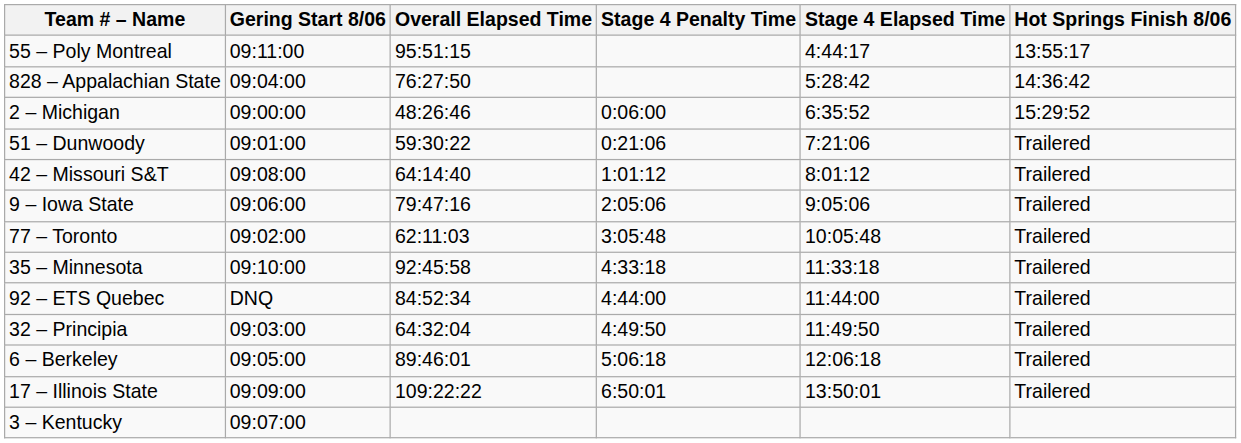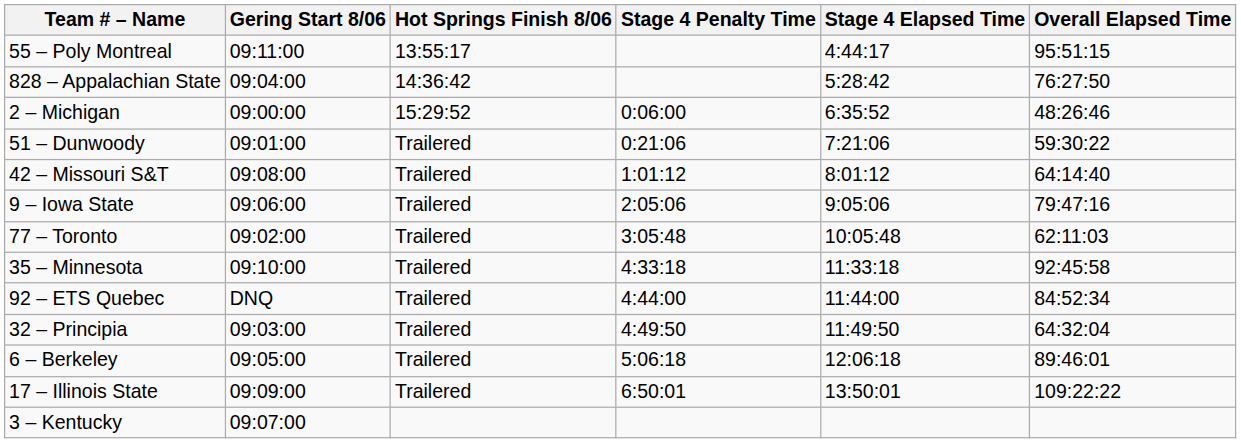columns swapped: (1123, 19) <-> (494, 19)
